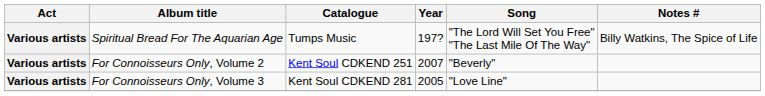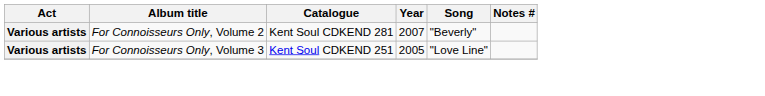- row: (187, 38)
(350, 63) Kent Soul CDKEND 251 -> (331, 31) Kent Soul CDKEND 281
(350, 81) Kent Soul CDKEND 281 -> (331, 50) Kent Soul CDKEND 251
